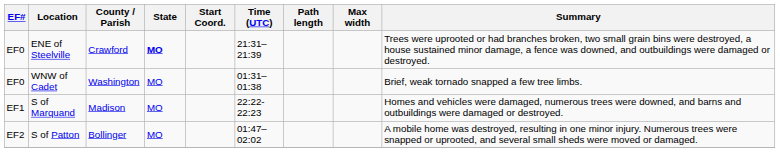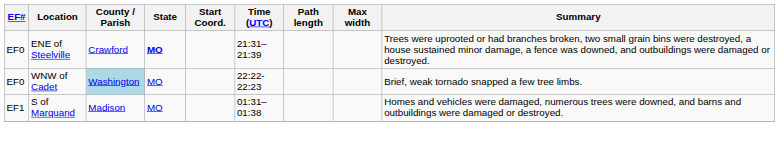(114, 81) no background -> (114, 81) lightblue background
(252, 81) 01:31–01:38 -> (251, 81) 22:22-22:23
(251, 108) 22:22-22:23 -> (252, 108) 01:31–01:38
- row: (55, 134)
